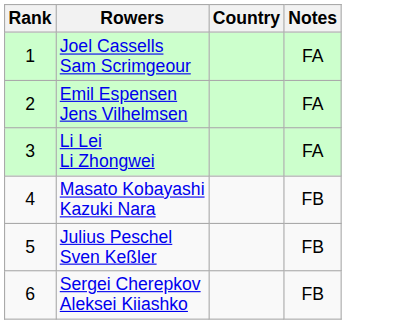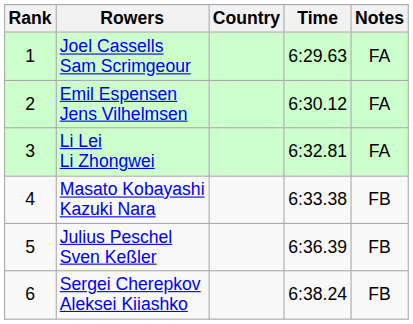+ column: (318, 18)
